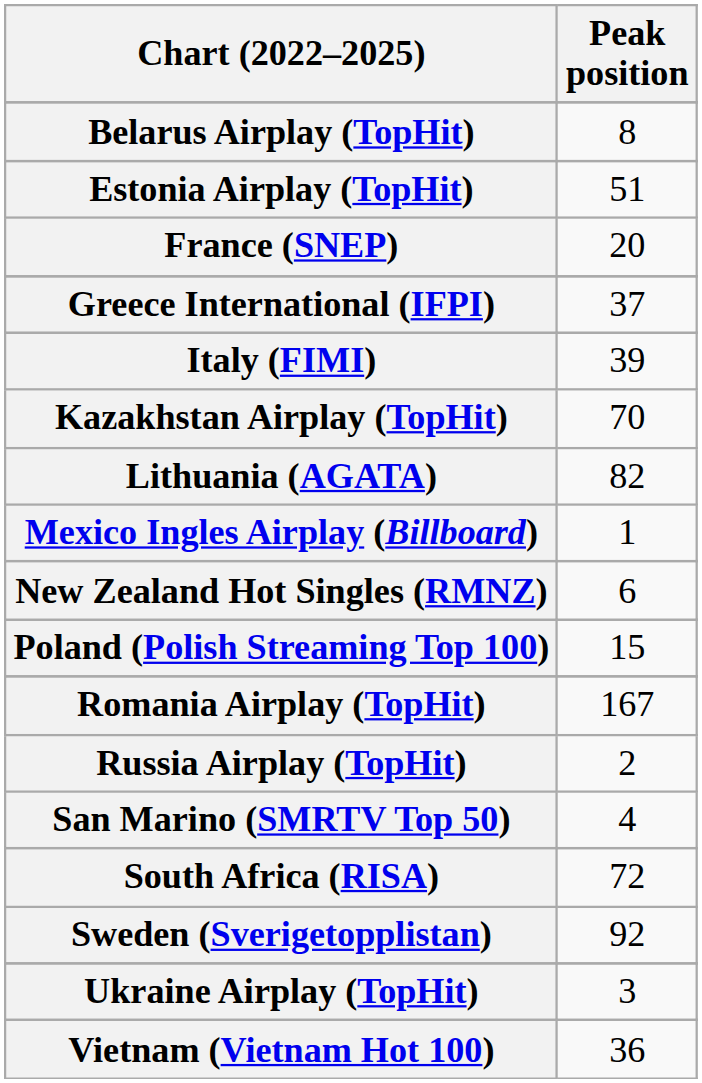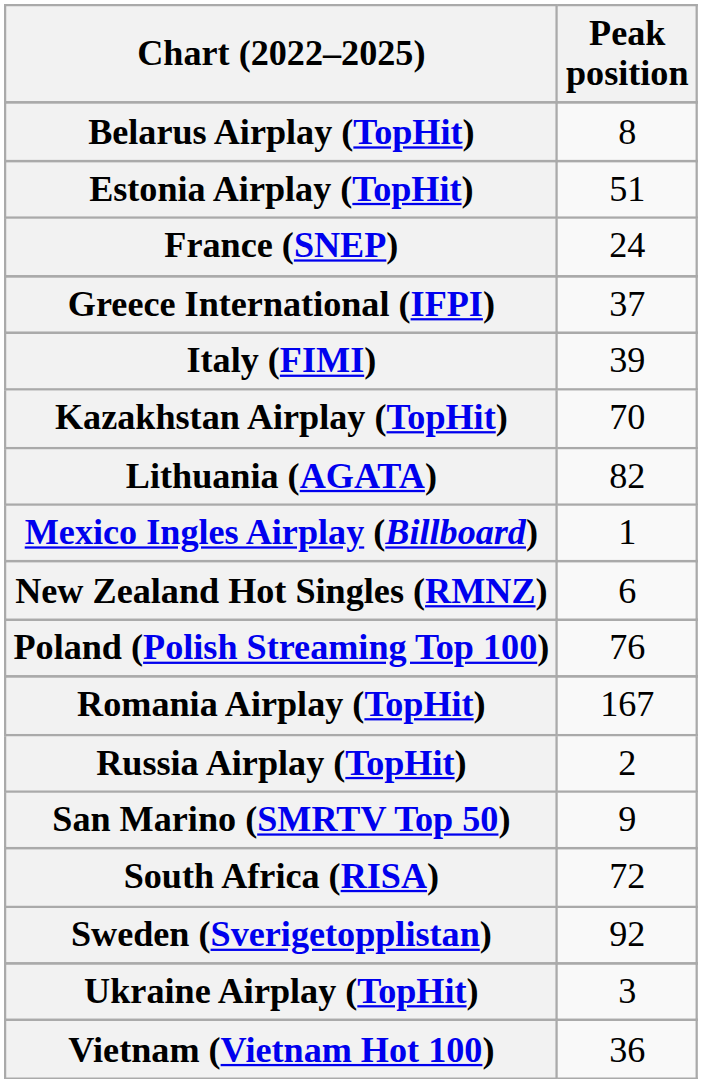(627, 245) 20 -> (627, 245) 24
(627, 647) 15 -> (627, 647) 76
(627, 819) 4 -> (627, 819) 9
